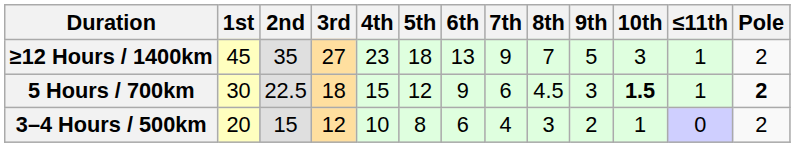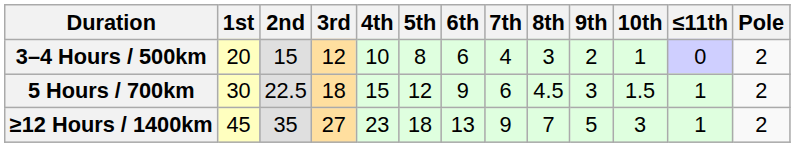rows swapped: (111, 125) <-> (111, 57)
(640, 91) bold -> (640, 91) normal
(761, 91) bold -> (761, 91) normal
